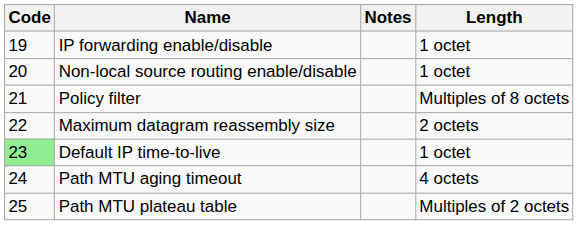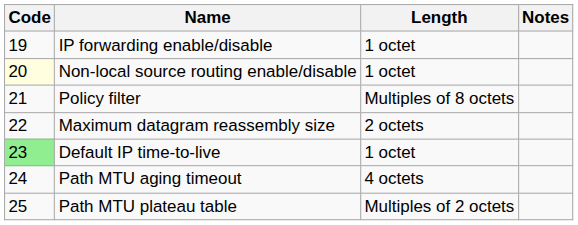columns swapped: (494, 17) <-> (388, 17)
(18, 71) no background -> (18, 71) lightyellow background
